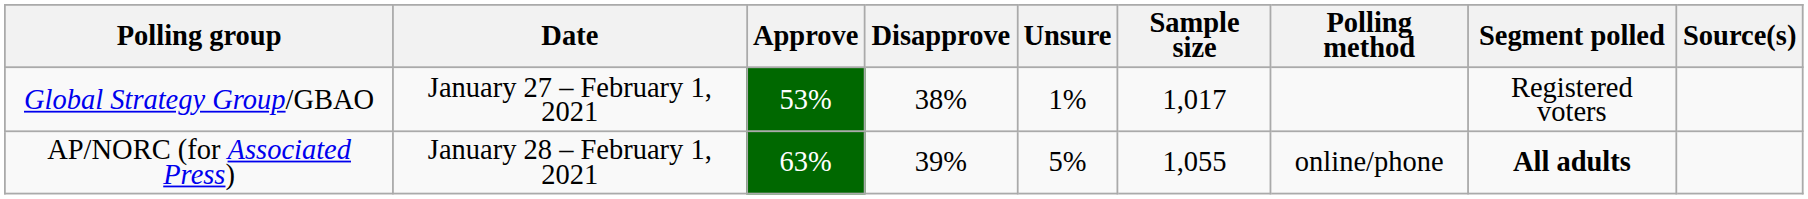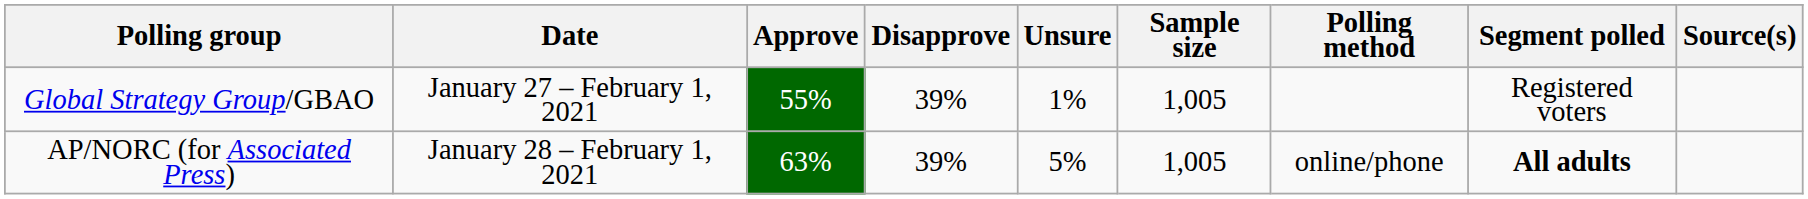(806, 98) 53% -> (806, 98) 55%
(941, 98) 38% -> (941, 98) 39%
(1195, 98) 1,017 -> (1195, 98) 1,005
(1195, 161) 1,055 -> (1195, 161) 1,005
